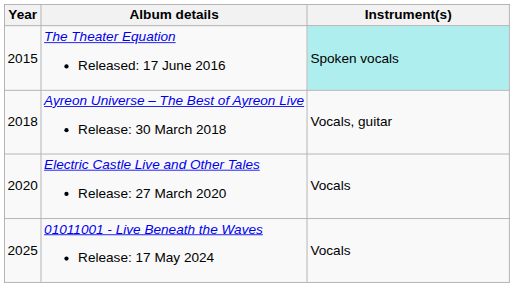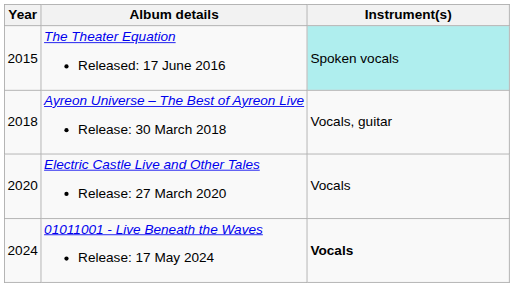(23, 250) 2025 -> (23, 250) 2024
(330, 250) normal -> (332, 250) bold
